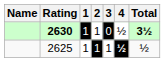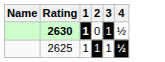- column: (144, 13)
(86, 31) normal -> (86, 31) bold
(97, 31) 1 -> (97, 31) 0
(109, 31) 0 -> (109, 31) 1
